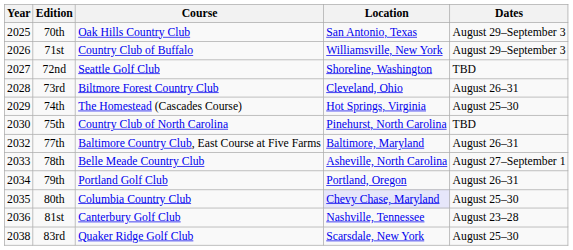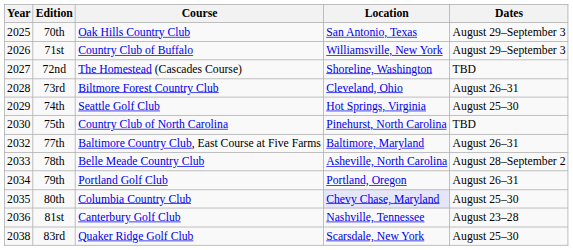(119, 69) Seattle Golf Club -> (160, 69) The Homestead (Cascades Course)
(160, 106) The Homestead (Cascades Course) -> (119, 106) Seattle Golf Club
(509, 161) August 27–September 1 -> (509, 161) August 28–September 2
